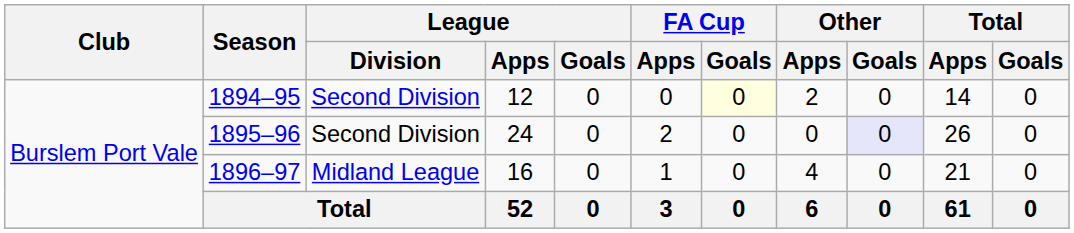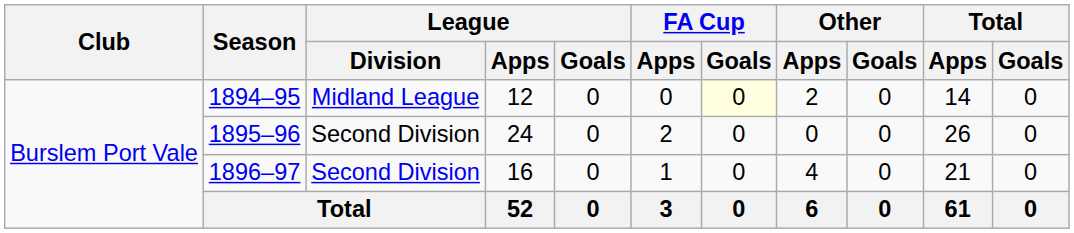(396, 97) Second Division -> (396, 97) Midland League
(885, 135) lavender background -> (885, 135) no background
(396, 172) Midland League -> (396, 172) Second Division
